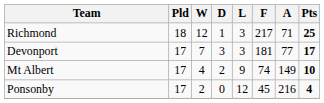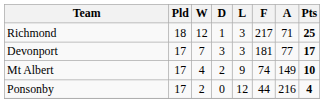(264, 88) 45 -> (264, 88) 44
